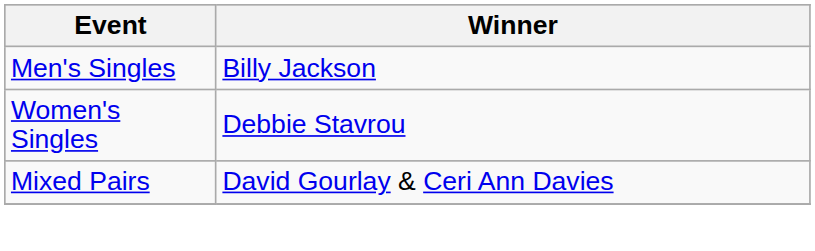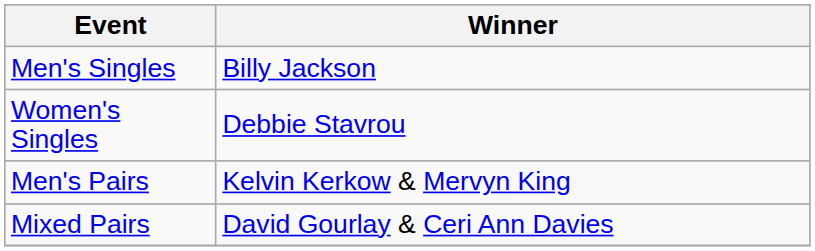+ row: (80, 181)
